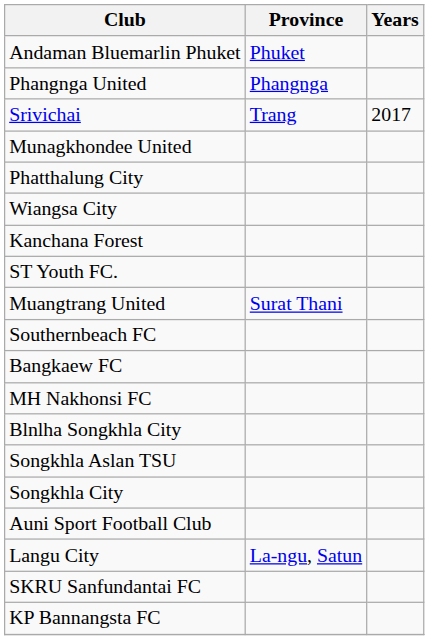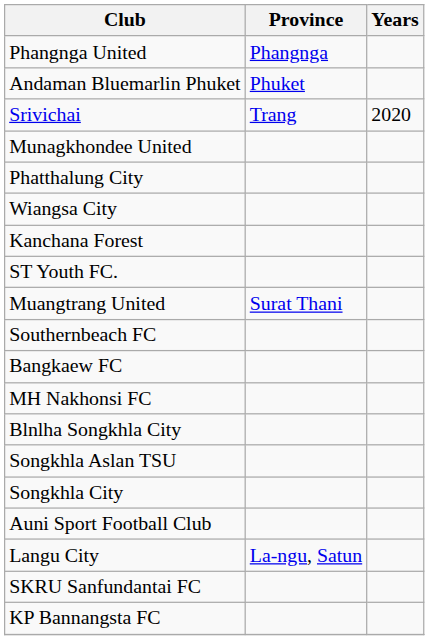rows swapped: (78, 83) <-> (125, 51)
(391, 114) 2017 -> (391, 114) 2020
